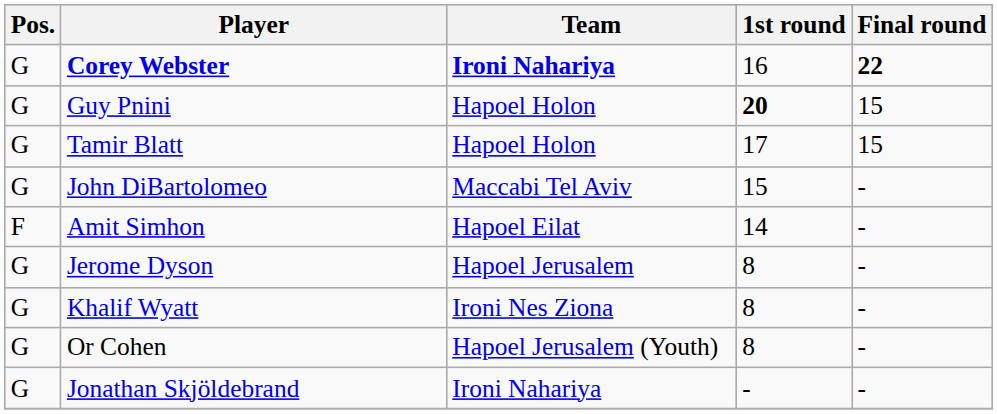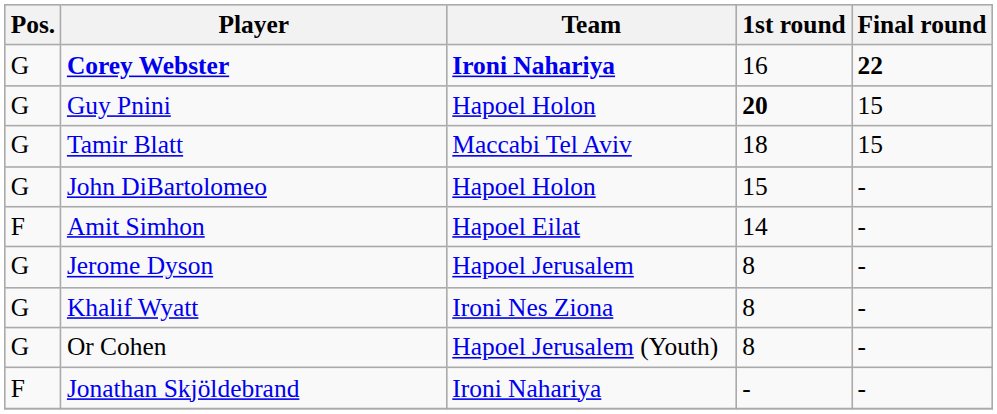(524, 145) Hapoel Holon -> (542, 145) Maccabi Tel Aviv
(755, 145) 17 -> (755, 145) 18
(542, 186) Maccabi Tel Aviv -> (524, 186) Hapoel Holon
(20, 387) G -> (18, 387) F
